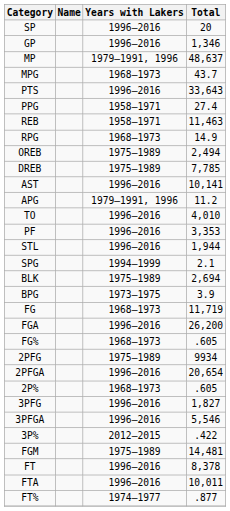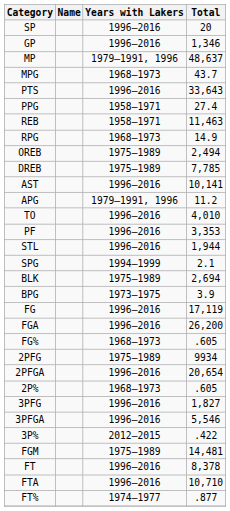(135, 310) 1968–1973 -> (135, 310) 1996–2016
(206, 310) 11,719 -> (206, 310) 17,119
(206, 483) 10,011 -> (206, 483) 10,710
